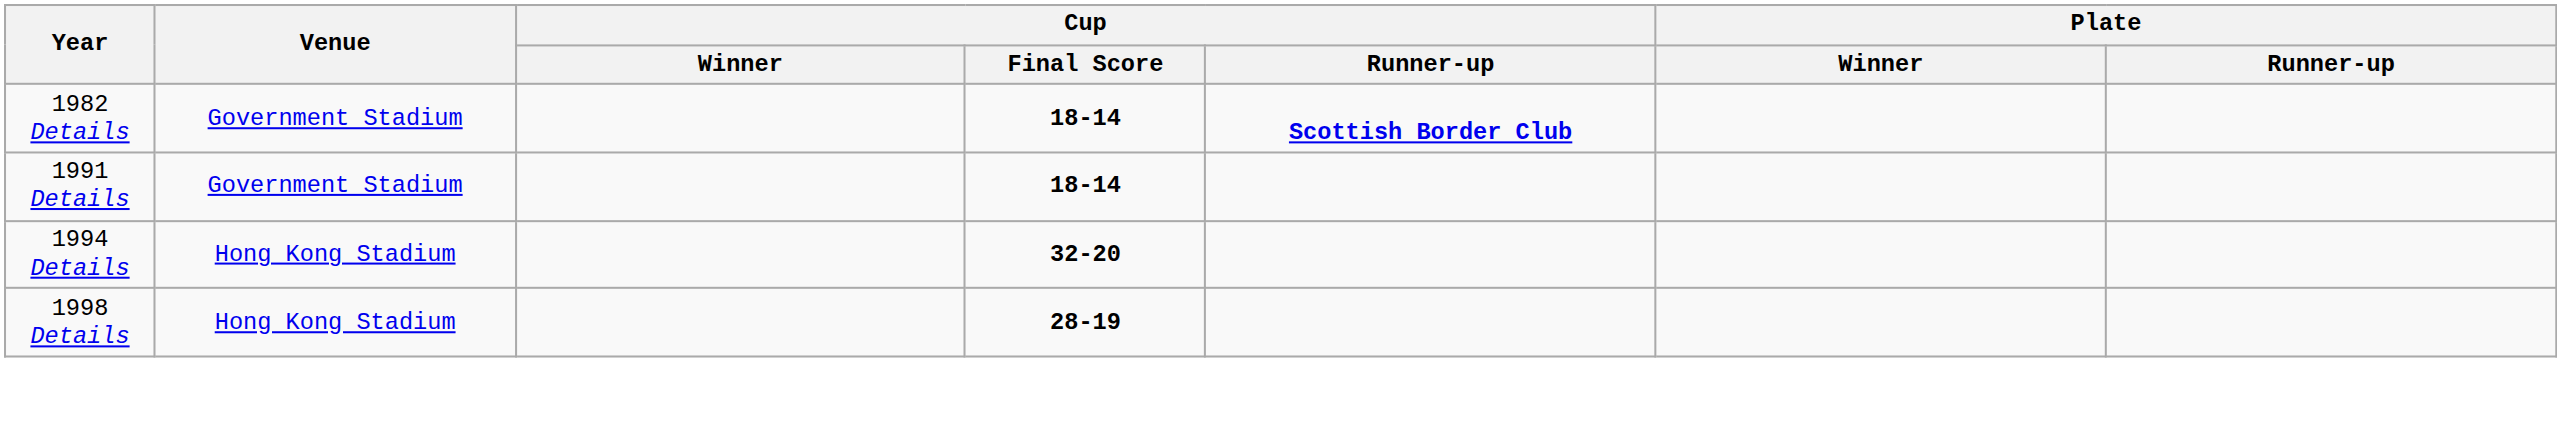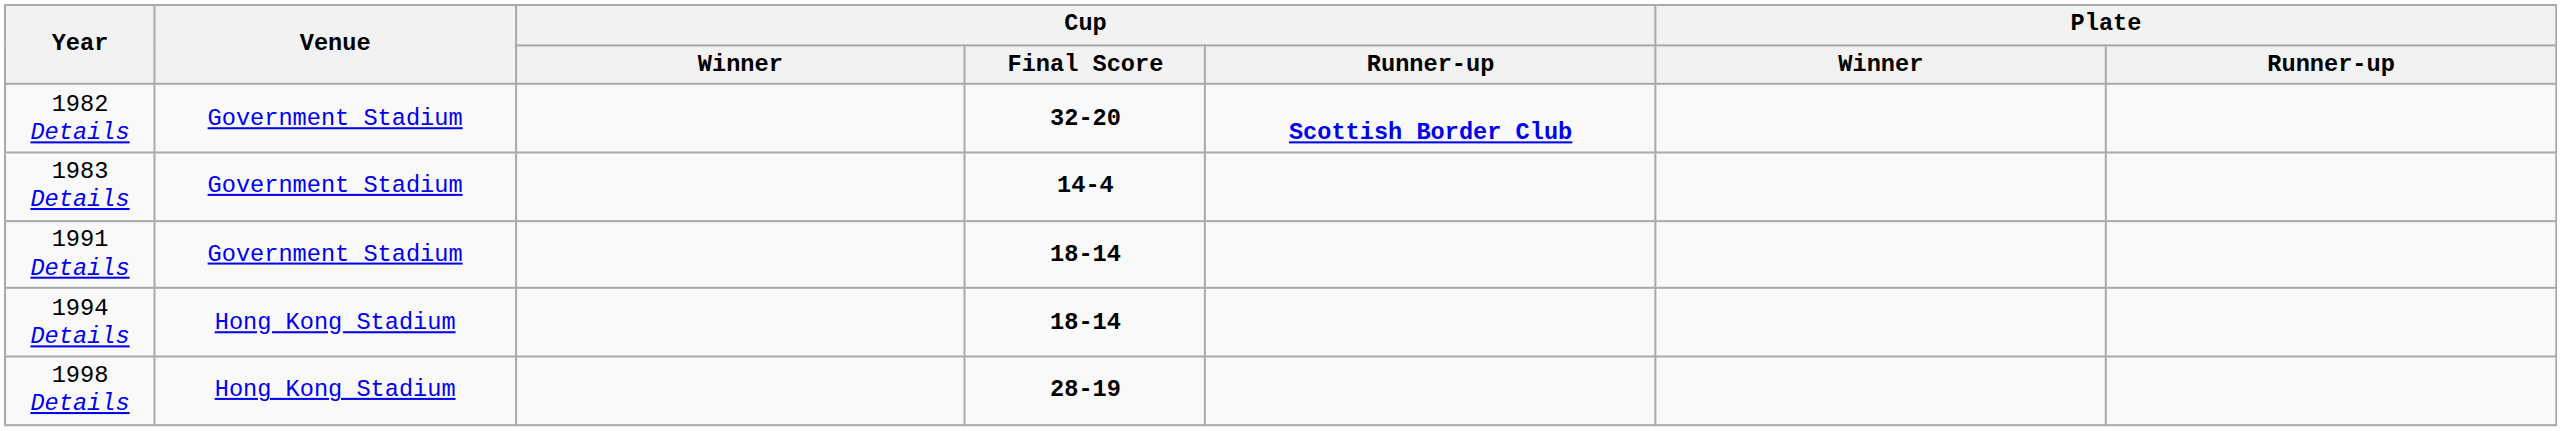(1085, 118) 18-14 -> (1085, 118) 32-20
+ row: (80, 186)
(1085, 254) 32-20 -> (1085, 322) 18-14
